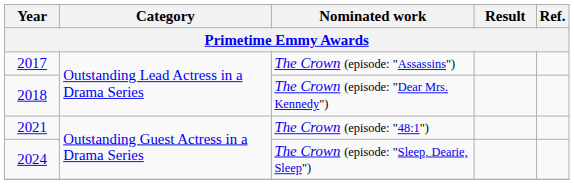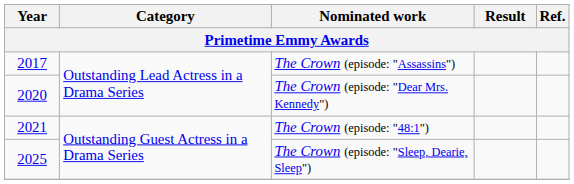(32, 95) 2018 -> (32, 95) 2020
(32, 159) 2024 -> (32, 159) 2025
